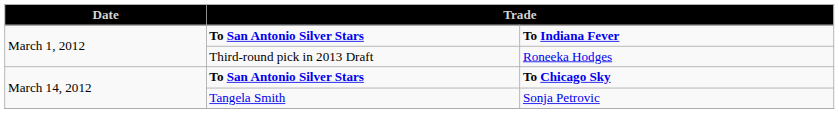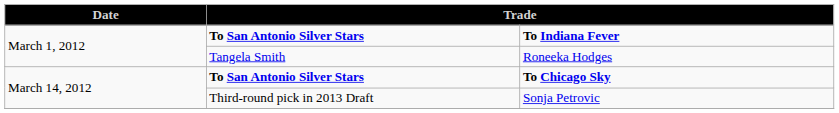(291, 56) Third-round pick in 2013 Draft -> (247, 56) Tangela Smith
(247, 98) Tangela Smith -> (291, 98) Third-round pick in 2013 Draft
